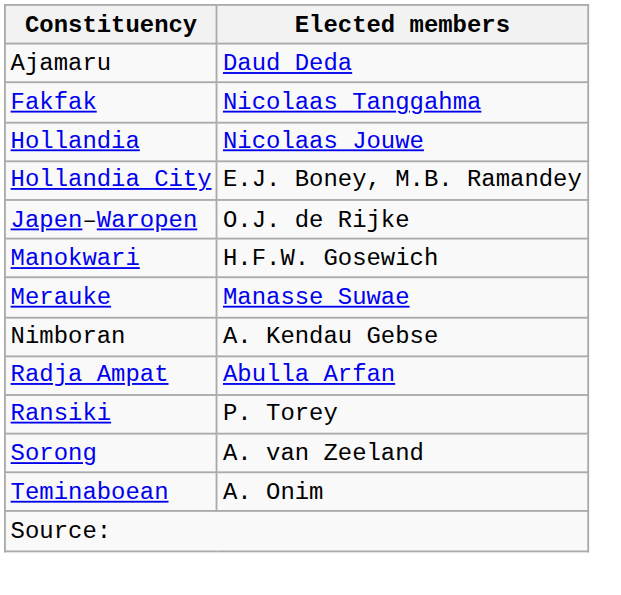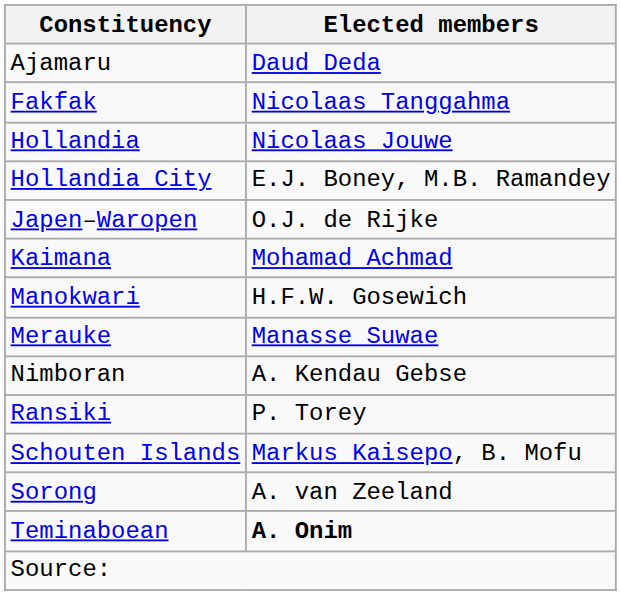+ row: (61, 258)
- row: (90, 375)
+ row: (125, 453)
(273, 492) normal -> (302, 531) bold
